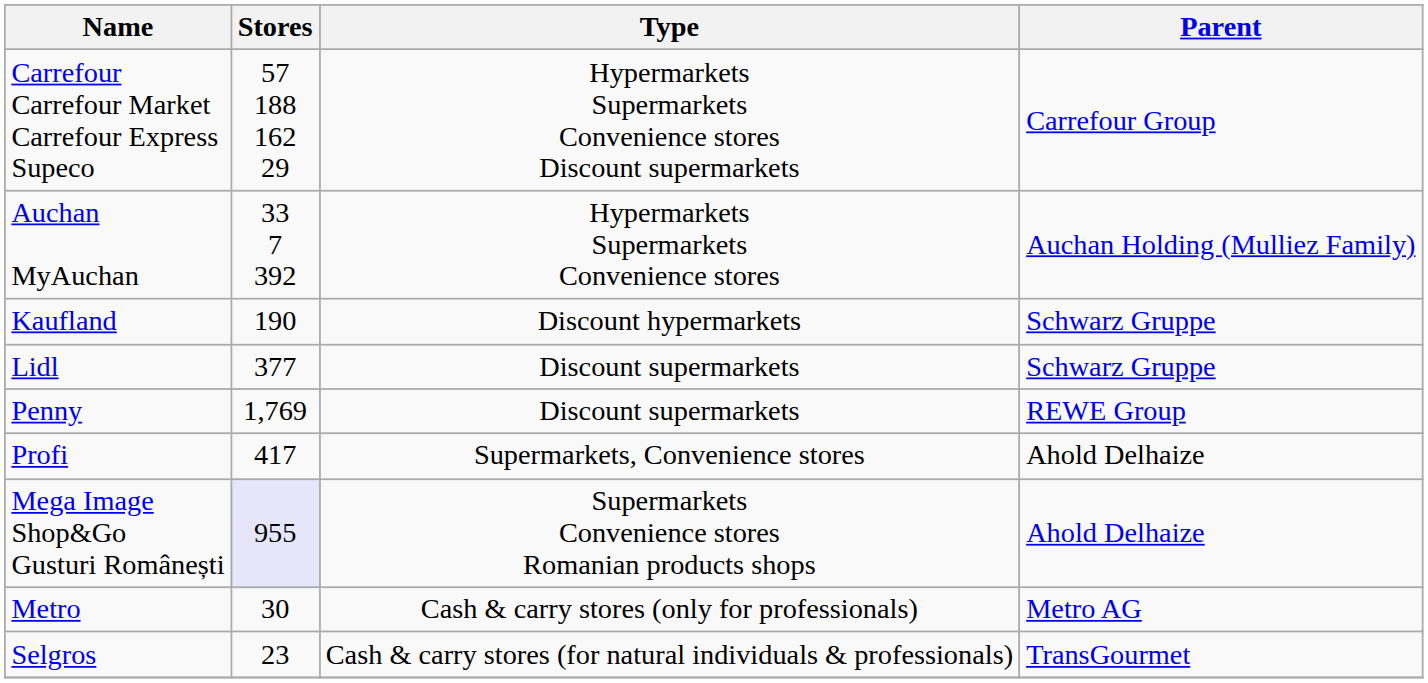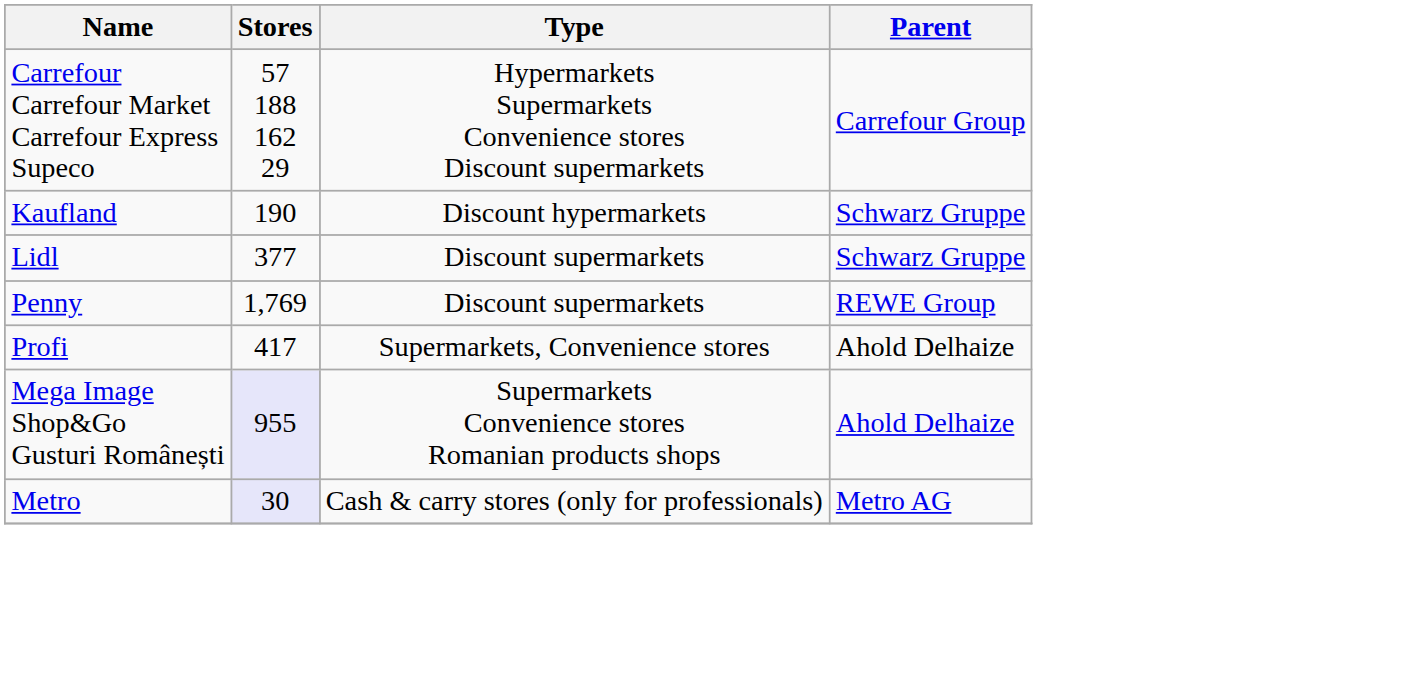- row: (75, 244)
(275, 609) no background -> (275, 500) lavender background
- row: (54, 654)
